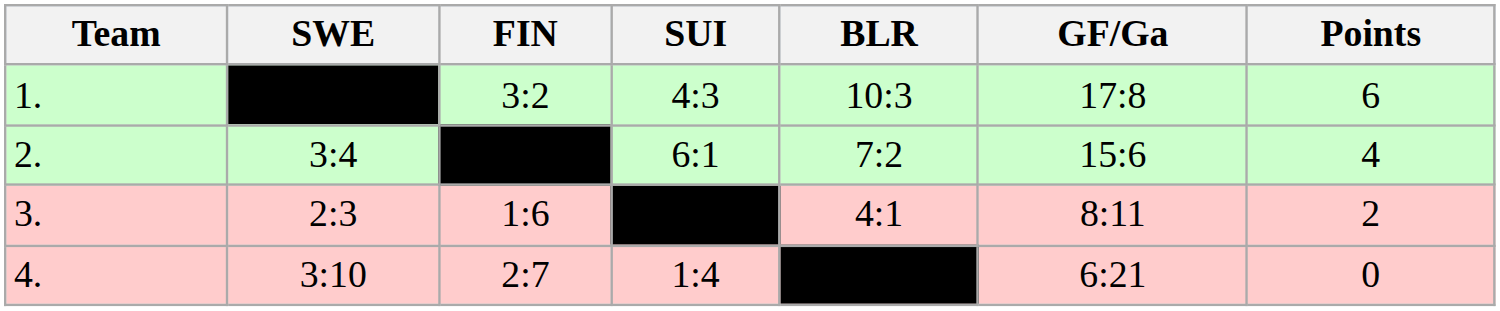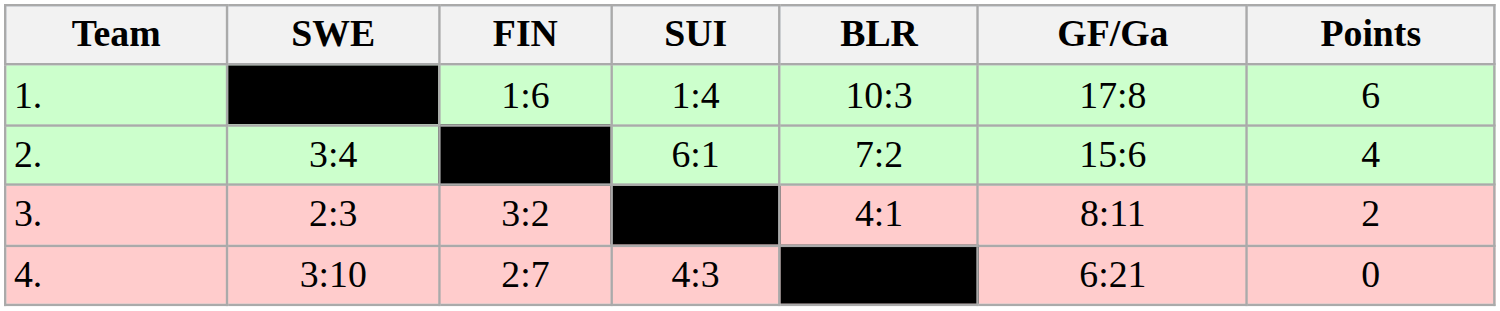(525, 94) 3:2 -> (525, 94) 1:6
(696, 94) 4:3 -> (696, 94) 1:4
(525, 214) 1:6 -> (525, 214) 3:2
(696, 273) 1:4 -> (696, 273) 4:3
